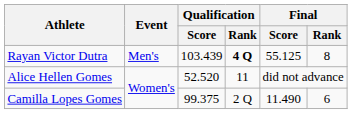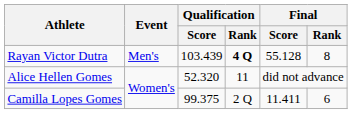(283, 56) 55.125 -> (283, 56) 55.128
(202, 77) 52.520 -> (202, 77) 52.320
(283, 98) 11.490 -> (283, 98) 11.411
